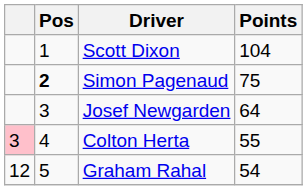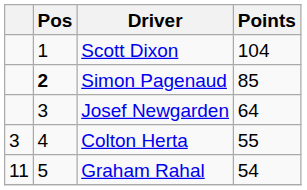(250, 80) 75 -> (248, 80) 85
(14, 140) pink background -> (14, 140) no background
(20, 170) 12 -> (19, 170) 11
